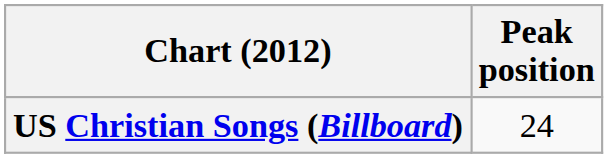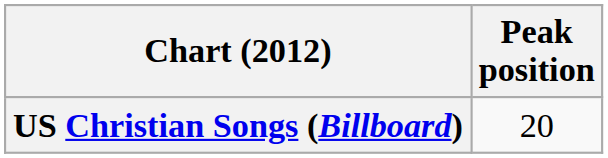(537, 124) 24 -> (537, 124) 20
